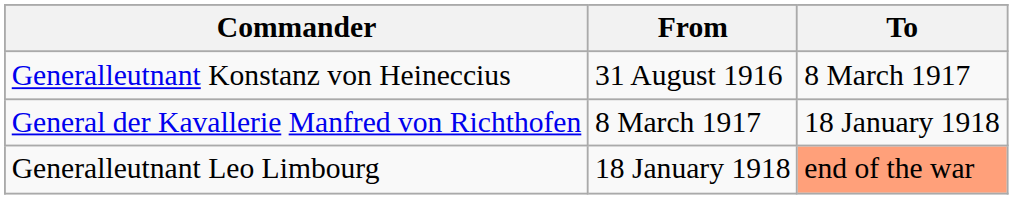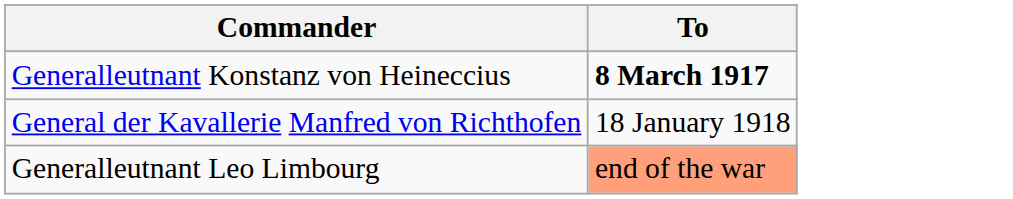- column: (693, 27)
(887, 74) normal -> (682, 74) bold
